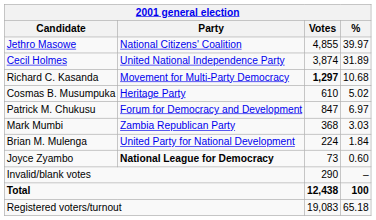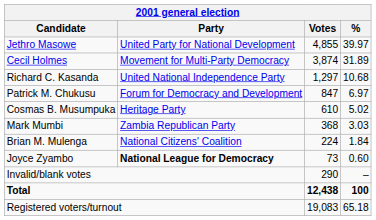(181, 45) National Citizens' Coalition -> (207, 45) United Party for National Development
(202, 61) United National Independence Party -> (205, 61) Movement for Multi-Party Democracy
(205, 77) Movement for Multi-Party Democracy -> (202, 77) United National Independence Party
(325, 77) bold -> (325, 77) normal
rows swapped: (51, 110) <-> (61, 93)
(207, 142) United Party for National Development -> (181, 142) National Citizens' Coalition
